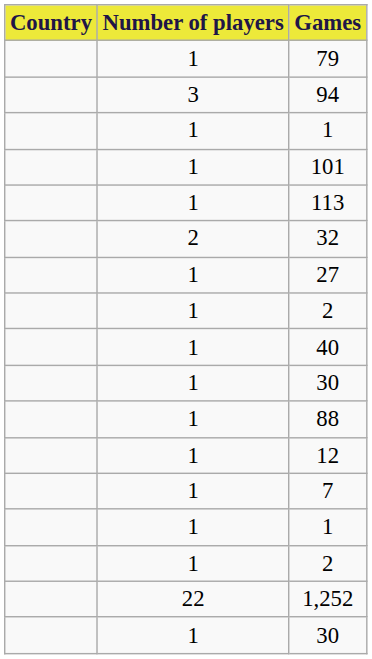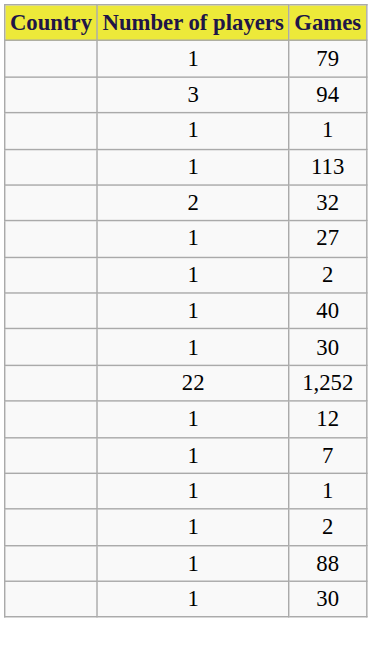- row: (193, 166)
rows swapped: (193, 418) <-> (193, 599)
